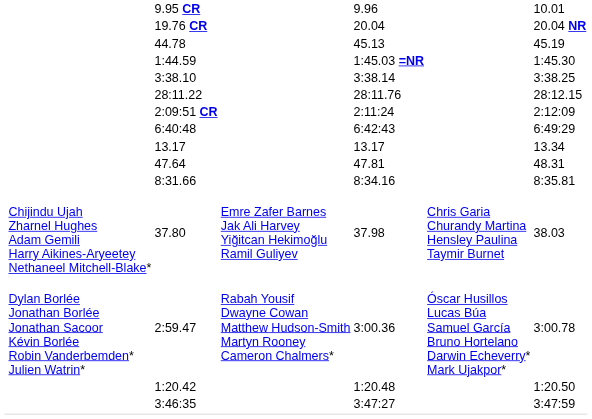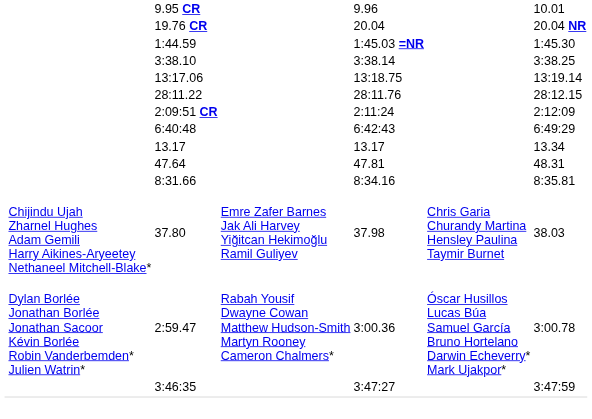- row: (170, 43)
+ row: (179, 78)
- row: (175, 386)
